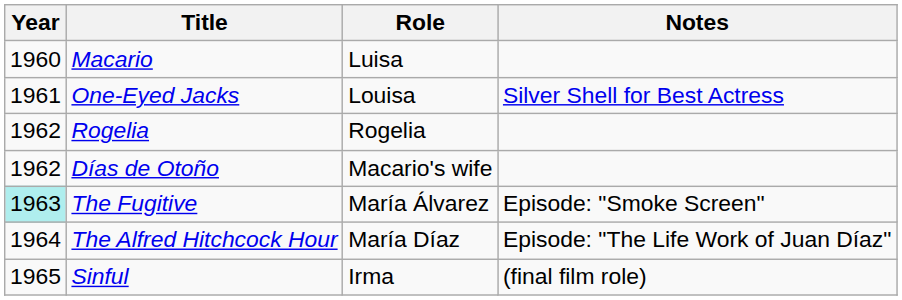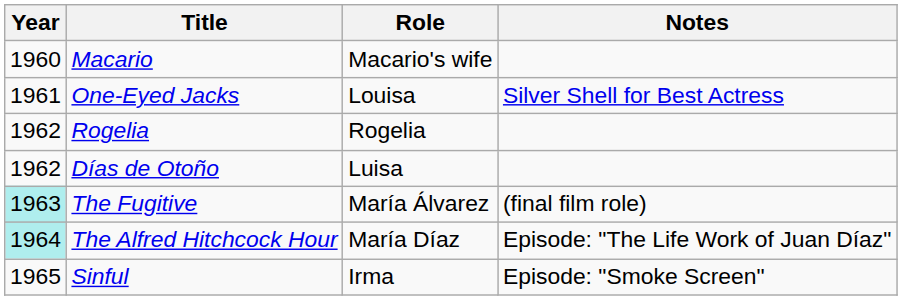(376, 58) Luisa -> (420, 58) Macario's wife
(420, 167) Macario's wife -> (376, 167) Luisa
(634, 204) Episode: "Smoke Screen" -> (575, 204) (final film role)
(35, 240) no background -> (35, 240) paleturquoise background
(575, 276) (final film role) -> (634, 276) Episode: "Smoke Screen"
